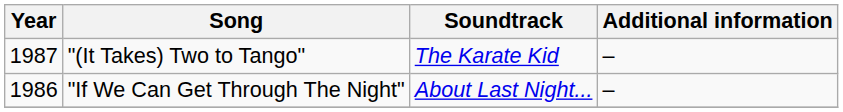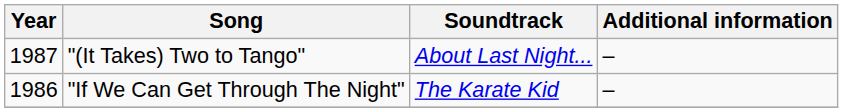(487, 55) The Karate Kid -> (504, 55) About Last Night...
(504, 90) About Last Night... -> (487, 90) The Karate Kid
